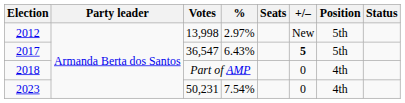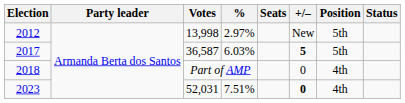(202, 51) 36,547 -> (202, 51) 36,587
(239, 51) 6.43% -> (239, 51) 6.03%
(202, 88) 50,231 -> (202, 88) 52,031
(239, 88) 7.54% -> (239, 88) 7.51%
(303, 88) normal -> (303, 88) bold
